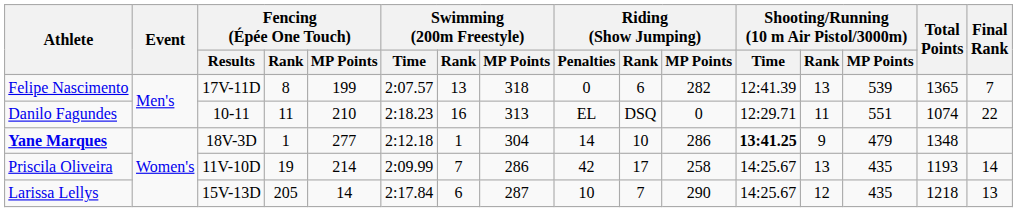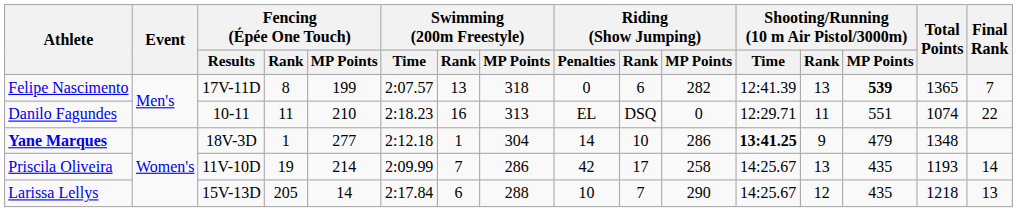(880, 88) normal -> (880, 88) bold
(517, 193) 287 -> (517, 193) 288
